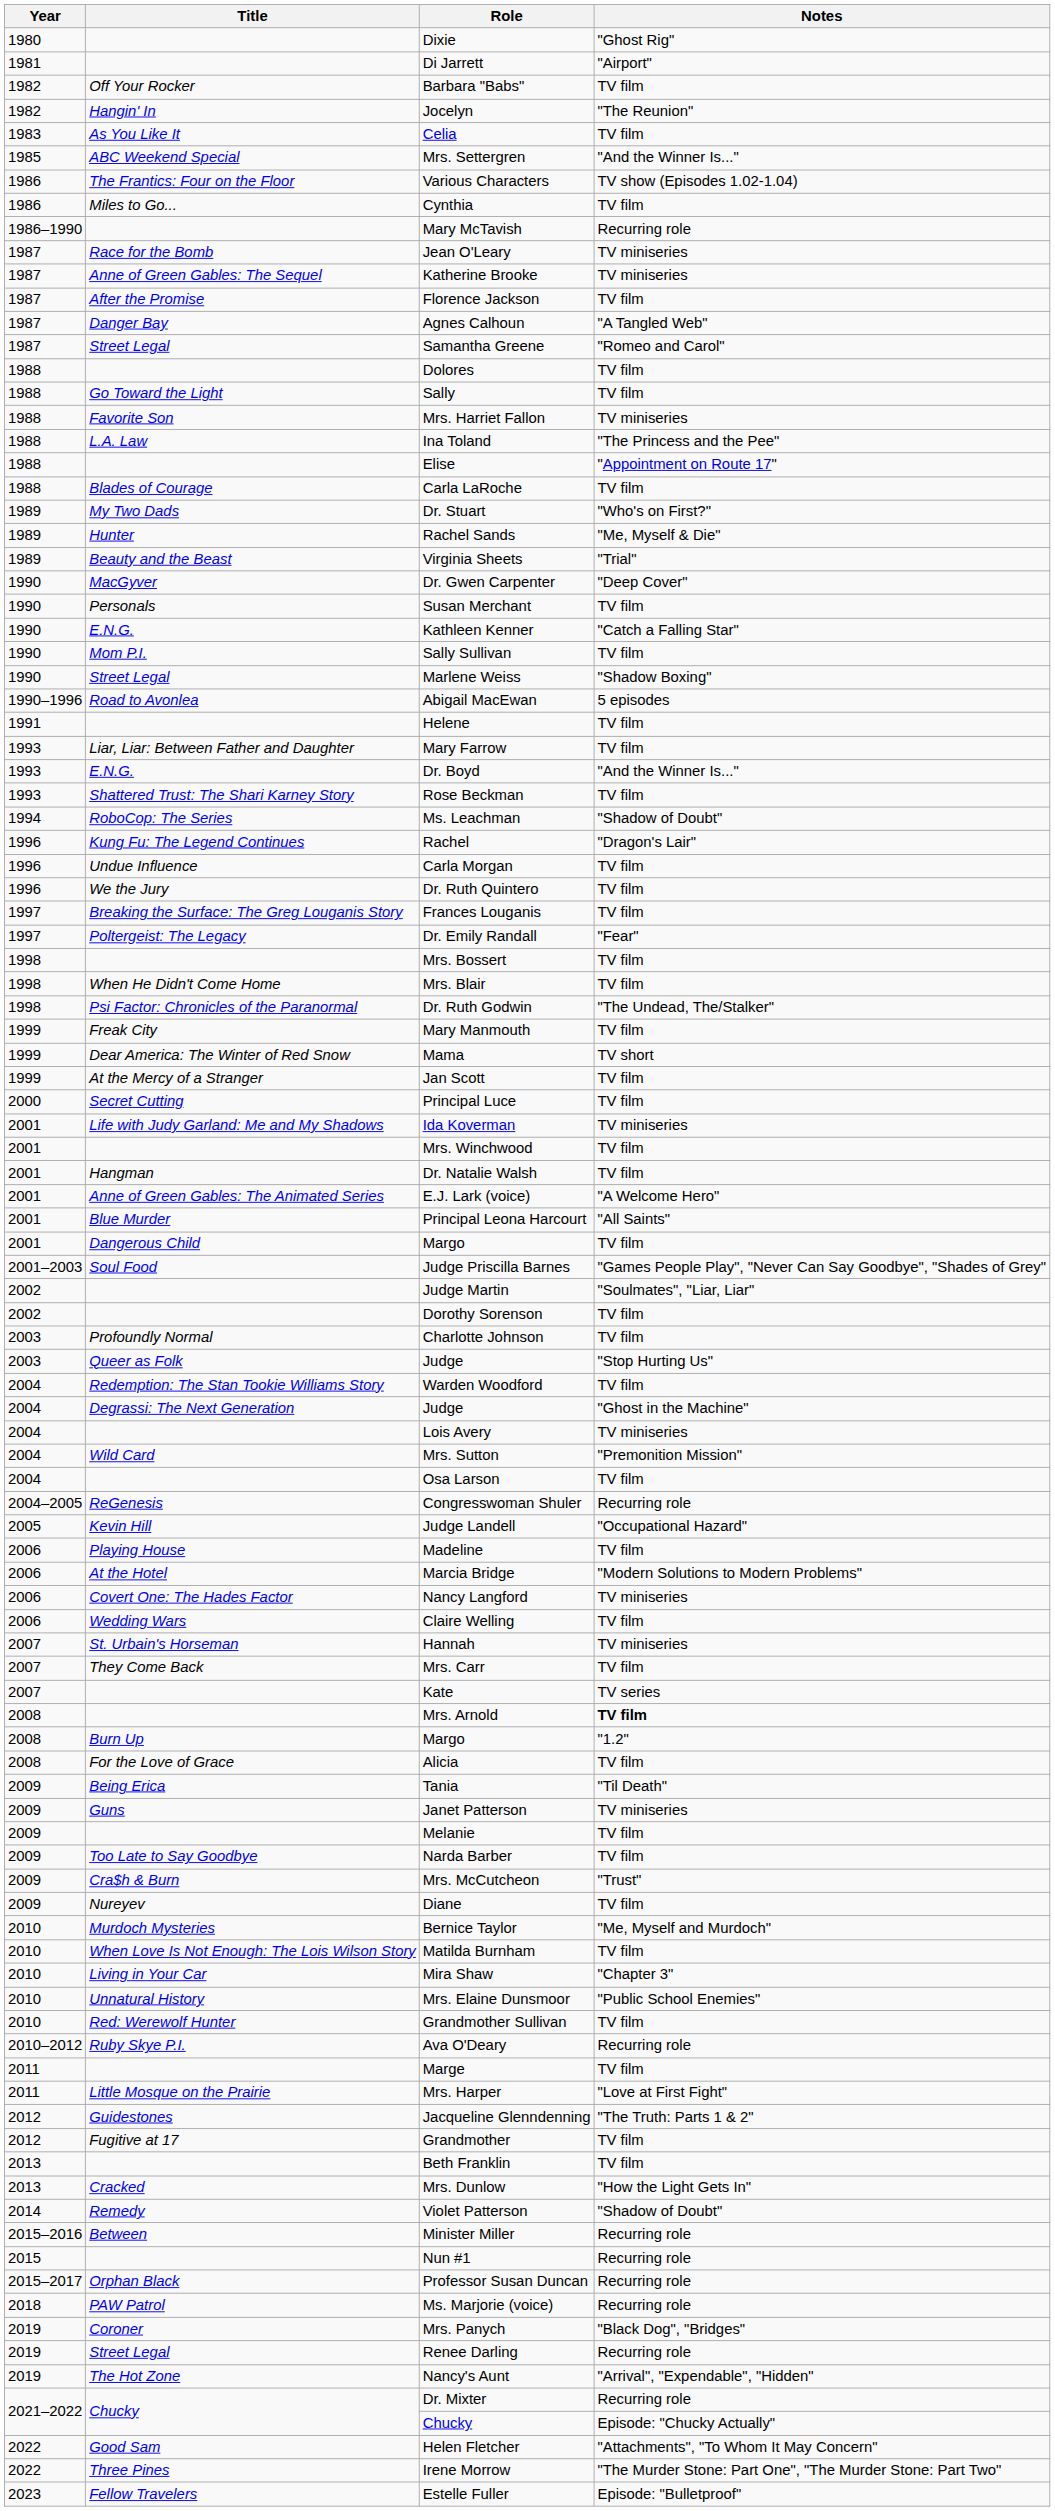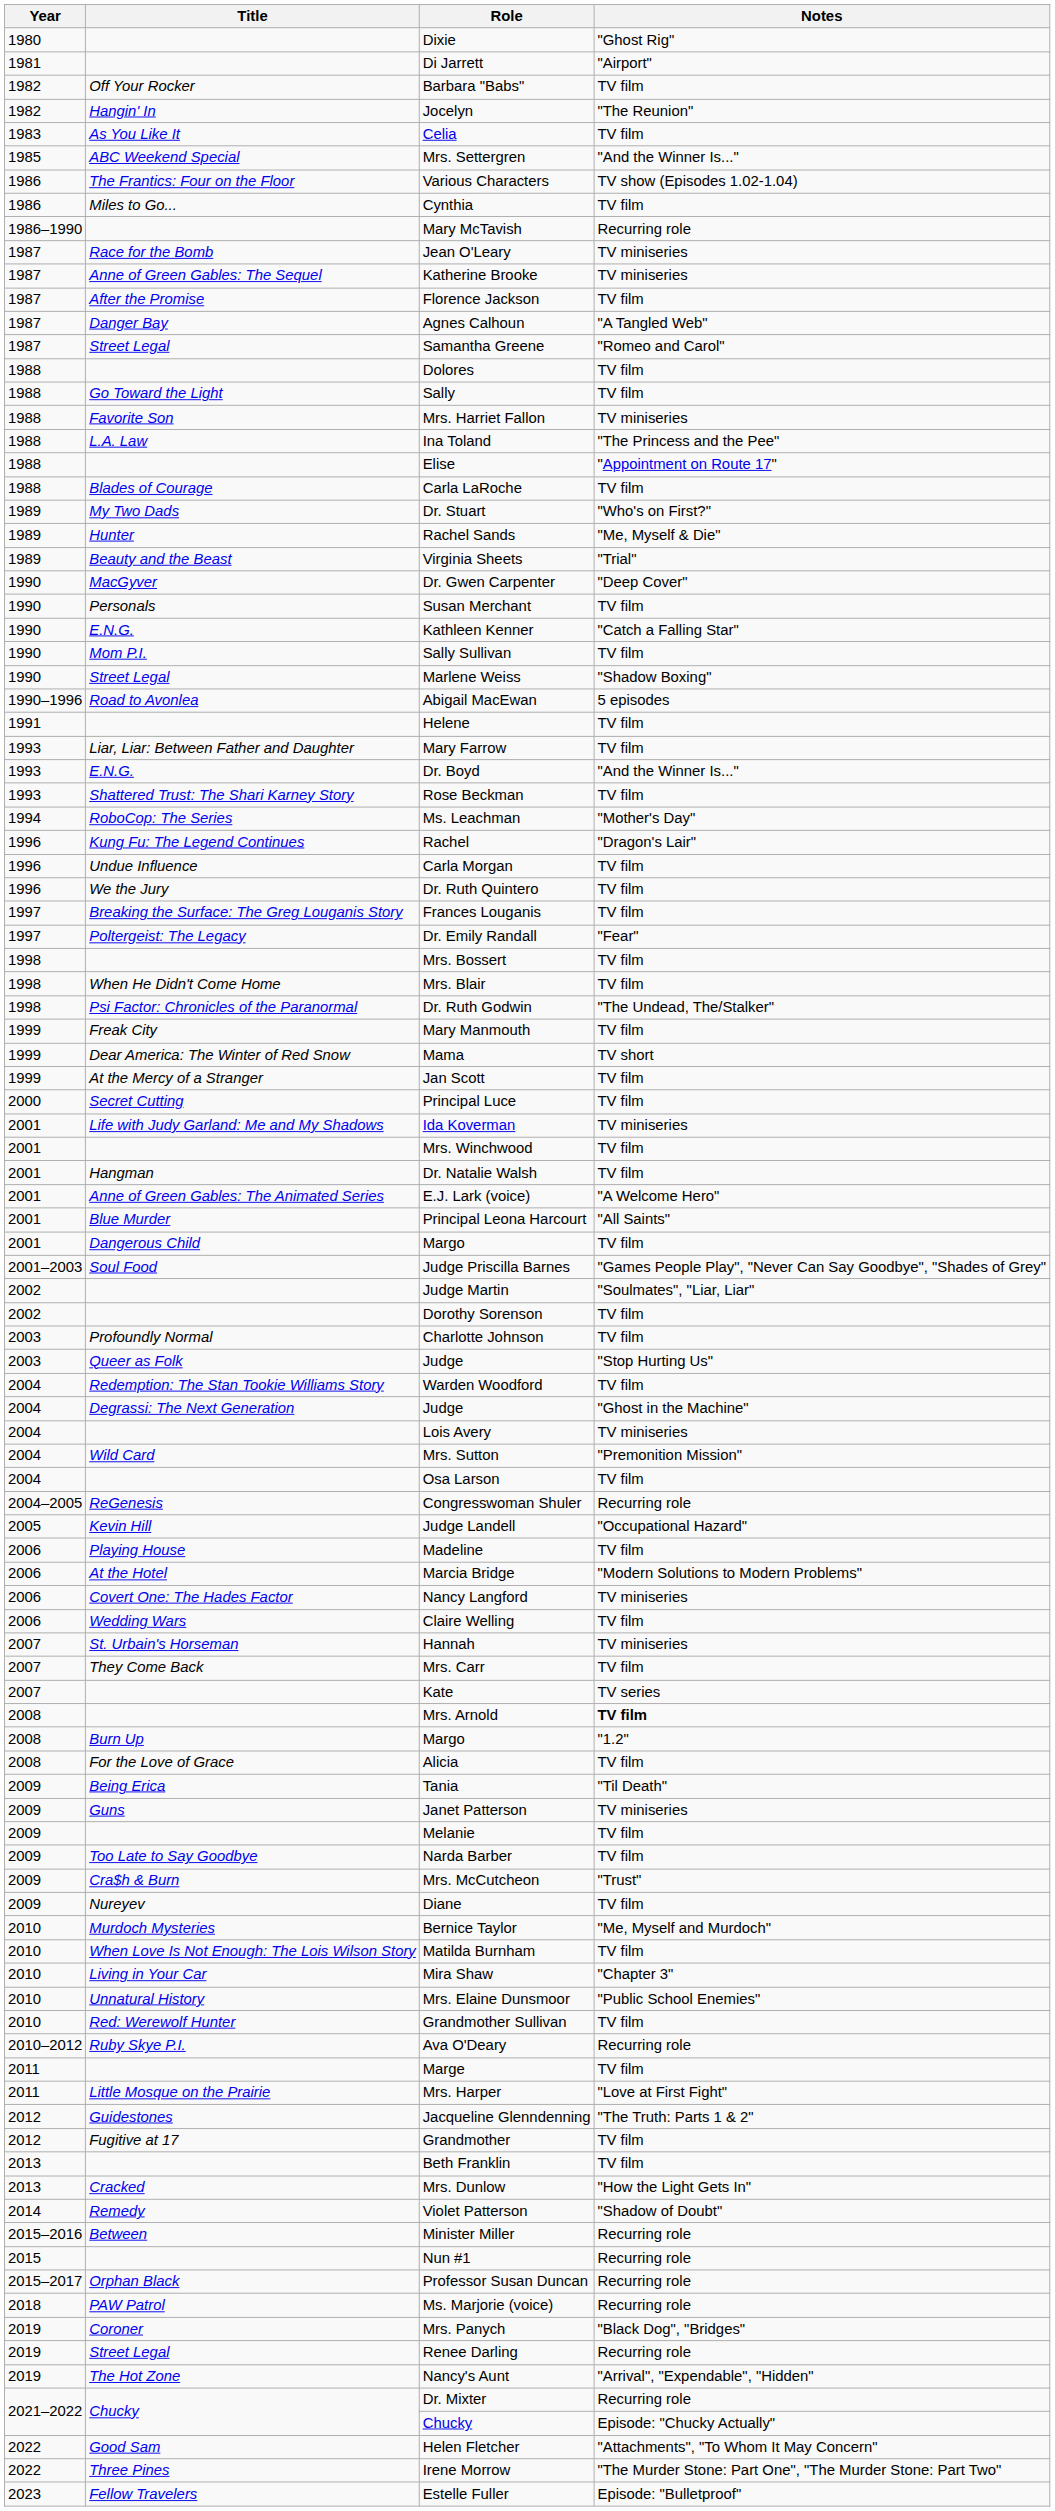(660, 818) "Shadow of Doubt" -> (646, 818) "Mother's Day"
